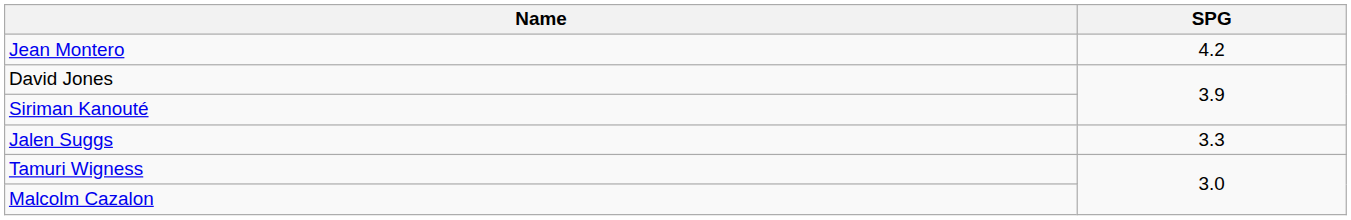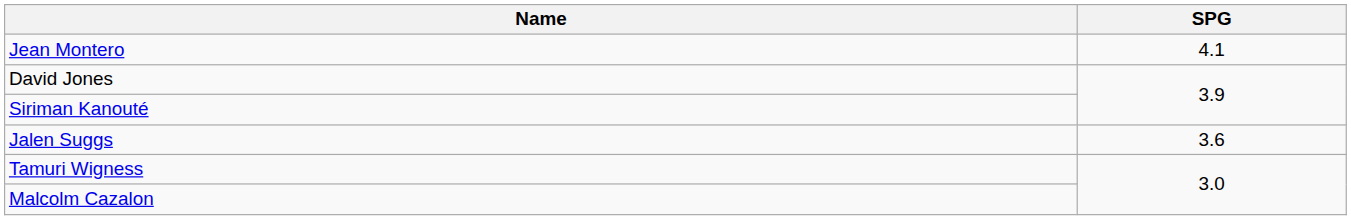(1212, 49) 4.2 -> (1212, 49) 4.1
(1212, 139) 3.3 -> (1212, 139) 3.6
